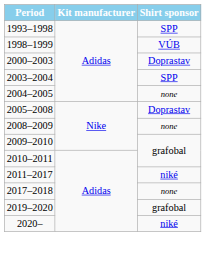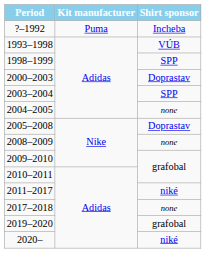+ row: (30, 28)
(169, 28) SPP -> (169, 45) VÚB
(169, 45) VÚB -> (169, 61) SPP
